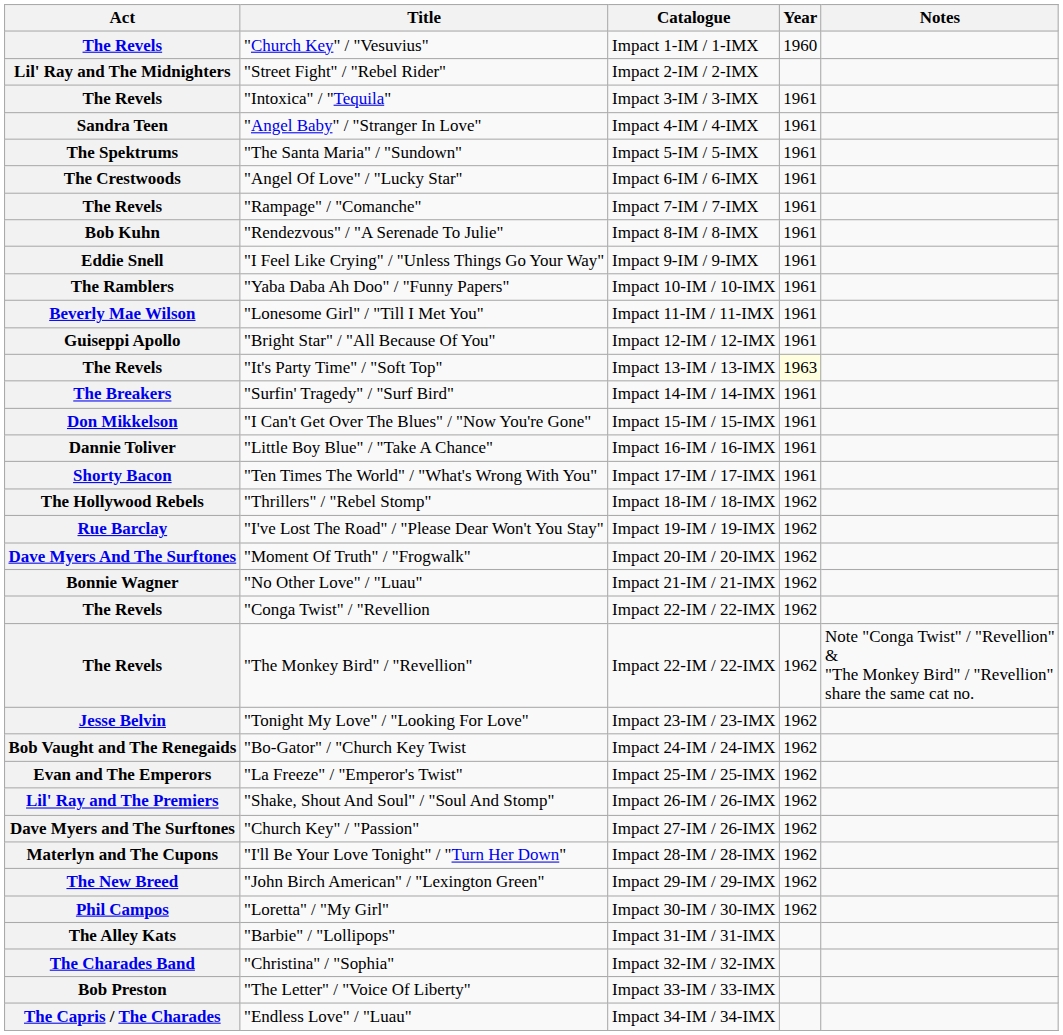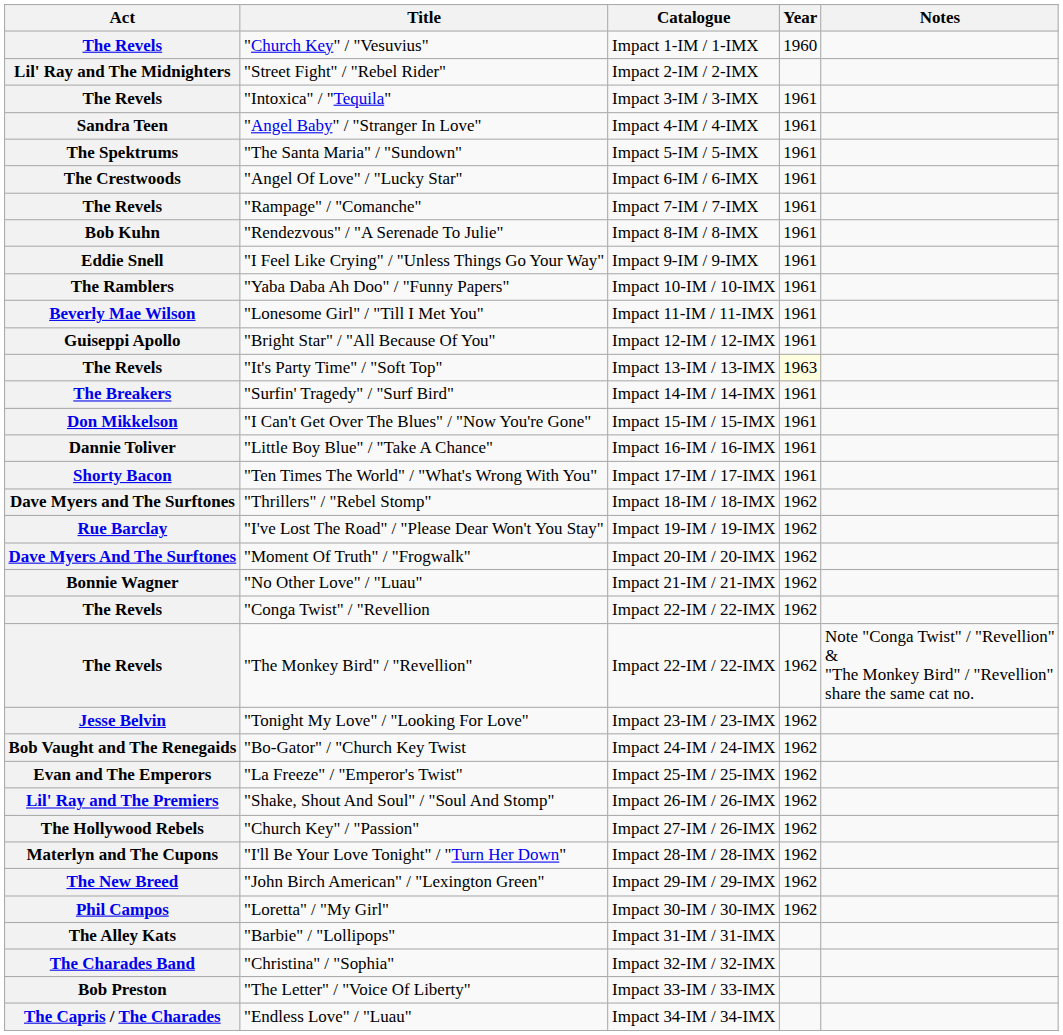(122, 502) The Hollywood Rebels -> (122, 502) Dave Myers and The Surftones
(122, 828) Dave Myers and The Surftones -> (122, 828) The Hollywood Rebels
